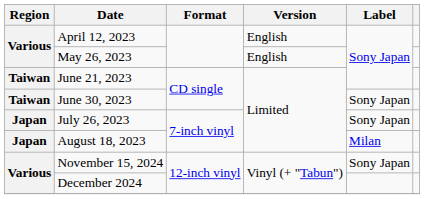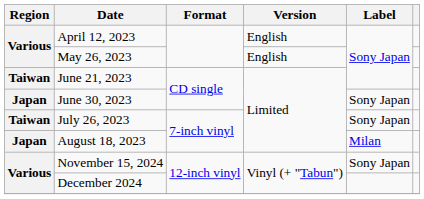(29, 99) Taiwan -> (29, 99) Japan
(29, 120) Japan -> (29, 120) Taiwan
